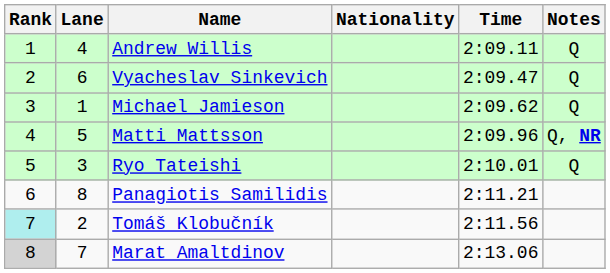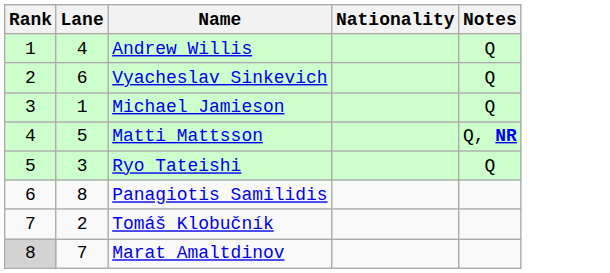- column: (501, 19)
(31, 224) paleturquoise background -> (31, 224) no background
